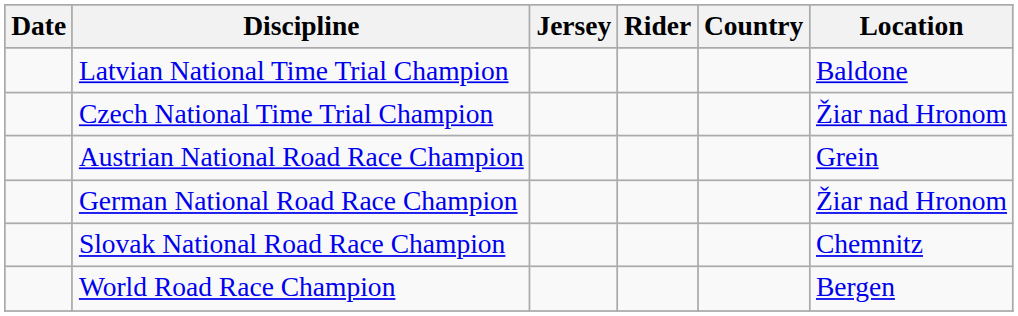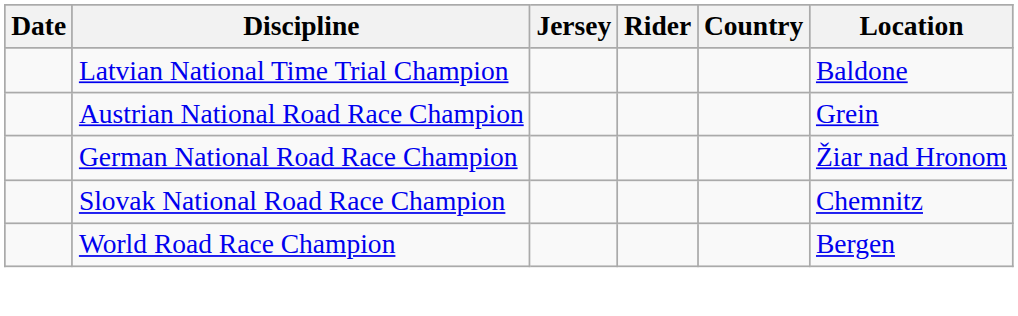- row: (286, 113)
